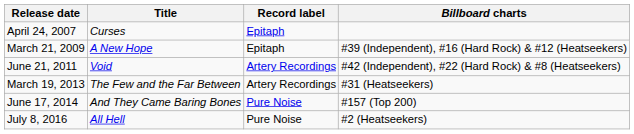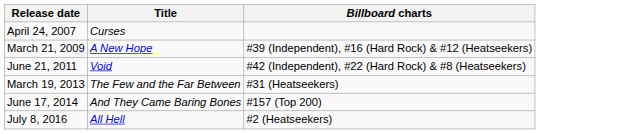- column: (291, 13)
